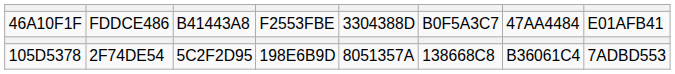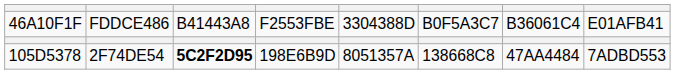(543, 24) 47AA4484 -> (543, 24) B36061C4
(214, 56) normal -> (214, 56) bold
(543, 56) B36061C4 -> (543, 56) 47AA4484
